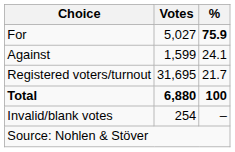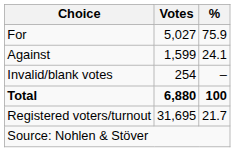(214, 34) bold -> (214, 34) normal
rows swapped: (60, 116) <-> (79, 75)
